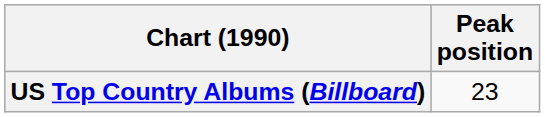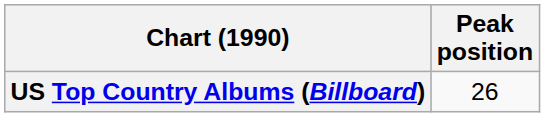(485, 91) 23 -> (485, 91) 26
